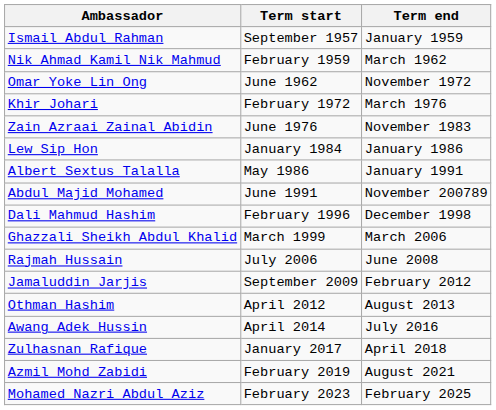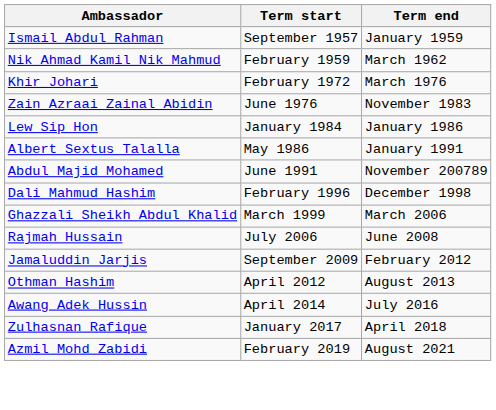- row: (77, 82)
- row: (106, 394)
